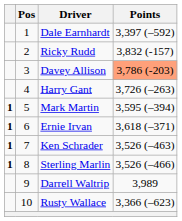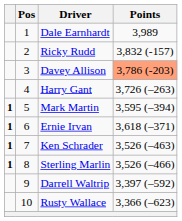(145, 32) 3,397 (–592) -> (145, 32) 3,989
(145, 183) 3,989 -> (145, 183) 3,397 (–592)
